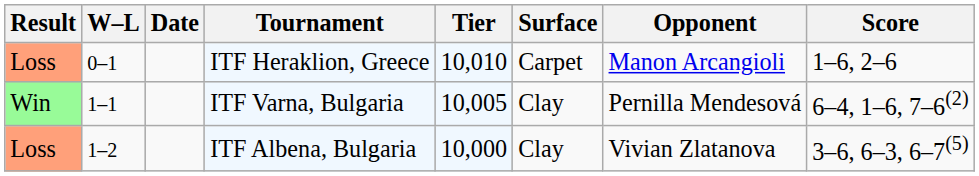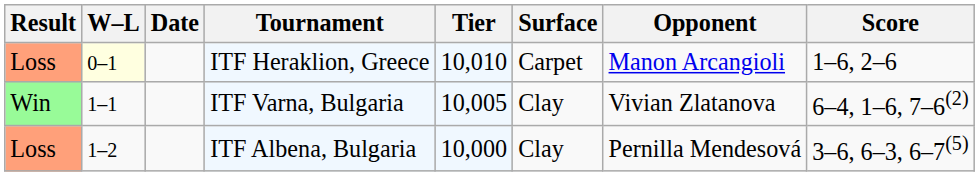(102, 63) no background -> (102, 63) lightyellow background
(705, 103) Pernilla Mendesová -> (692, 103) Vivian Zlatanova
(692, 148) Vivian Zlatanova -> (705, 148) Pernilla Mendesová
